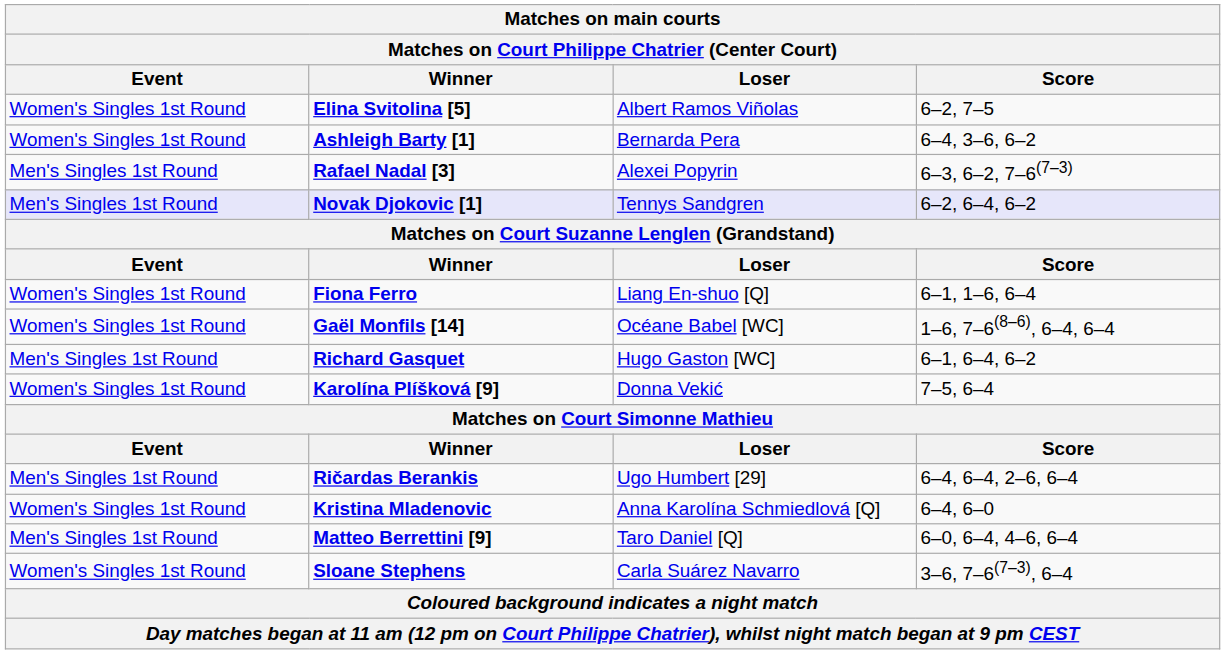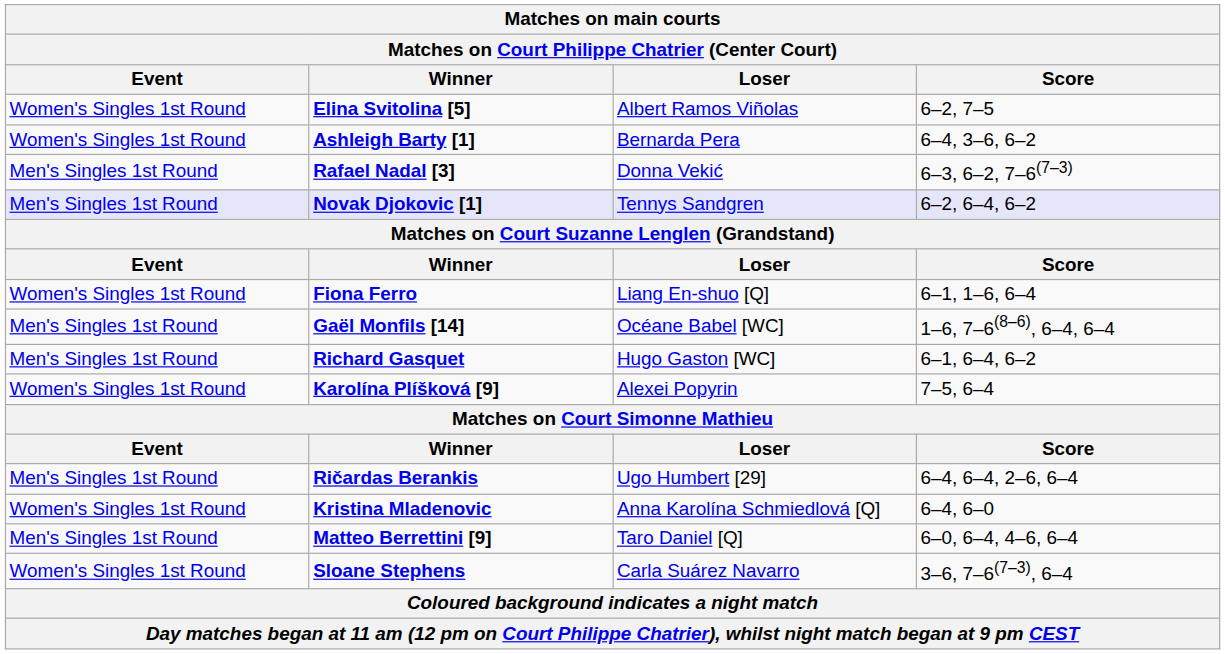(677, 171) Alexei Popyrin -> (670, 171) Donna Vekić
(128, 326) Women's Singles 1st Round -> (114, 326) Men's Singles 1st Round
(670, 388) Donna Vekić -> (677, 388) Alexei Popyrin
